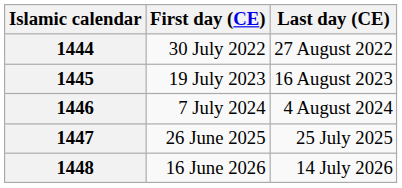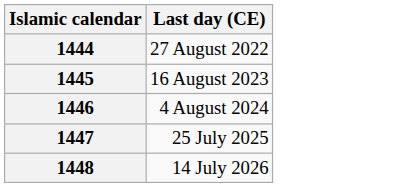- column: (208, 19)
